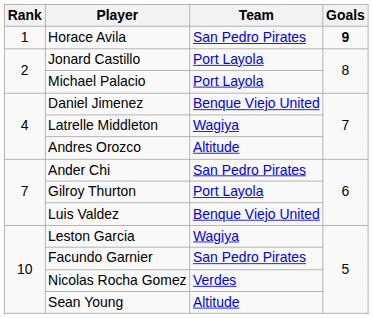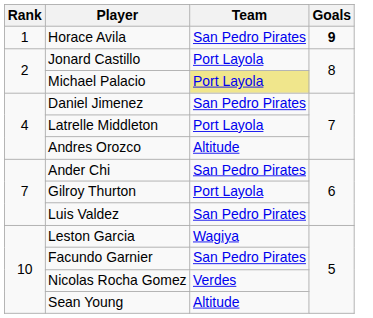(228, 81) no background -> (228, 81) khaki background
(256, 103) Benque Viejo United -> (249, 103) San Pedro Pirates
(216, 125) Wagiya -> (228, 125) Port Layola
(256, 214) Benque Viejo United -> (249, 214) San Pedro Pirates
